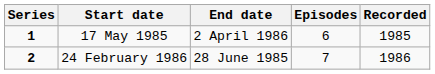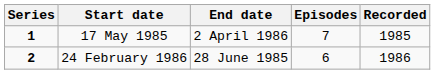(326, 37) 6 -> (326, 37) 7
(326, 58) 7 -> (326, 58) 6
